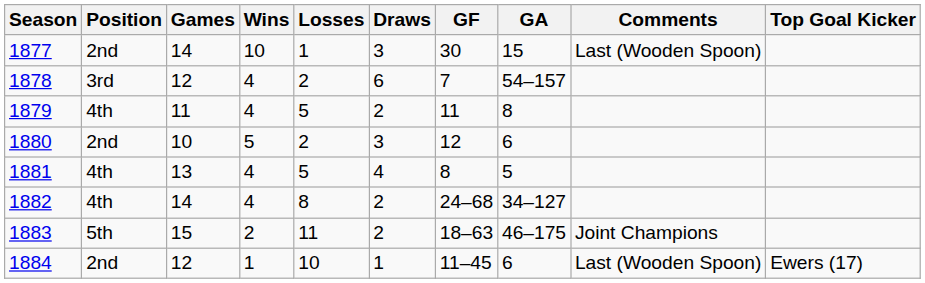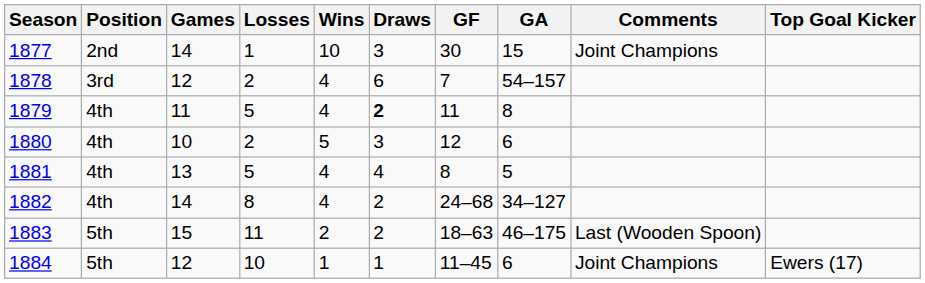columns swapped: (267, 19) <-> (331, 19)
(668, 50) Last (Wooden Spoon) -> (646, 50) Joint Champions
(379, 111) normal -> (379, 111) bold
(102, 141) 2nd -> (100, 141) 4th
(646, 232) Joint Champions -> (668, 232) Last (Wooden Spoon)
(102, 263) 2nd -> (100, 263) 5th
(668, 263) Last (Wooden Spoon) -> (646, 263) Joint Champions
